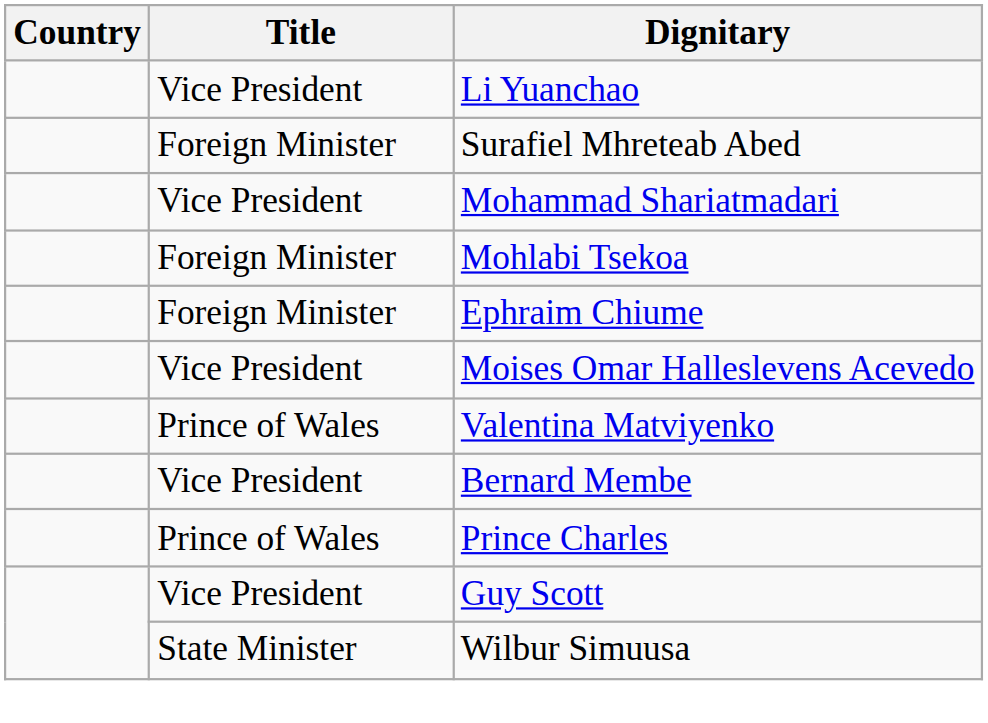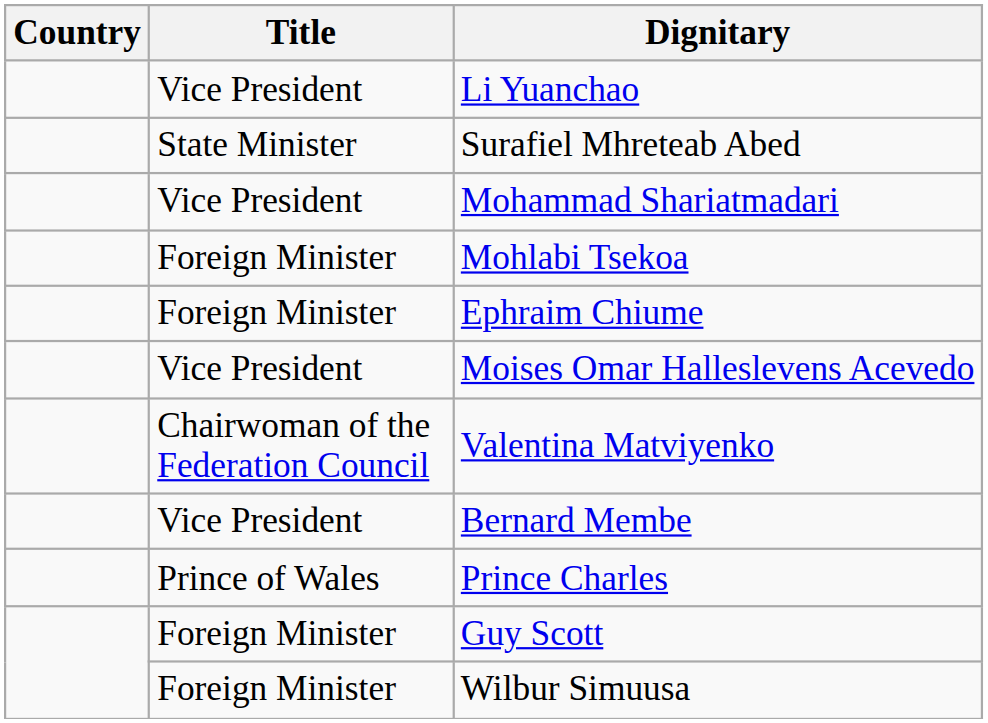(277, 144) Foreign Minister -> (257, 144) State Minister
(268, 425) Prince of Wales -> (294, 444) Chairwoman of the Federation Council
(260, 593) Vice President -> (277, 633) Foreign Minister
(257, 649) State Minister -> (277, 689) Foreign Minister
